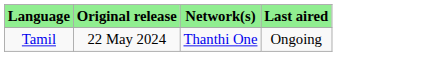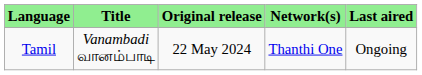+ column: (116, 16)
